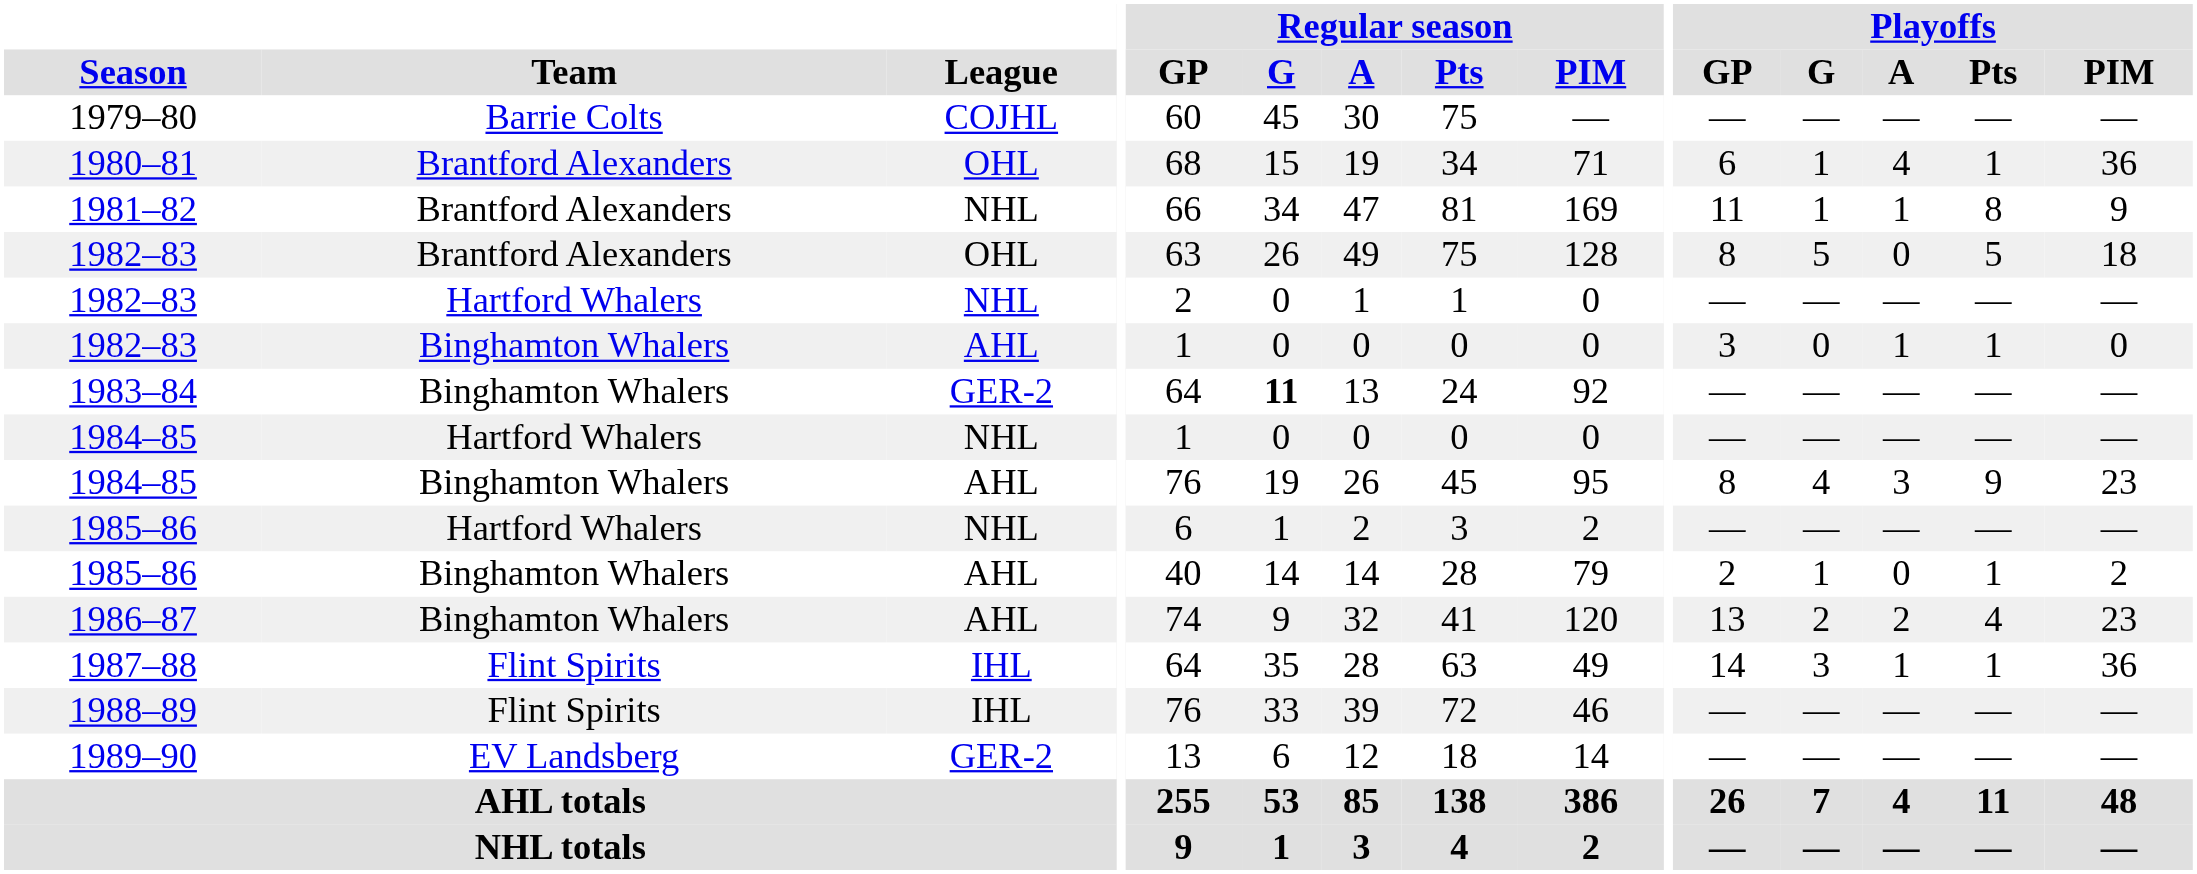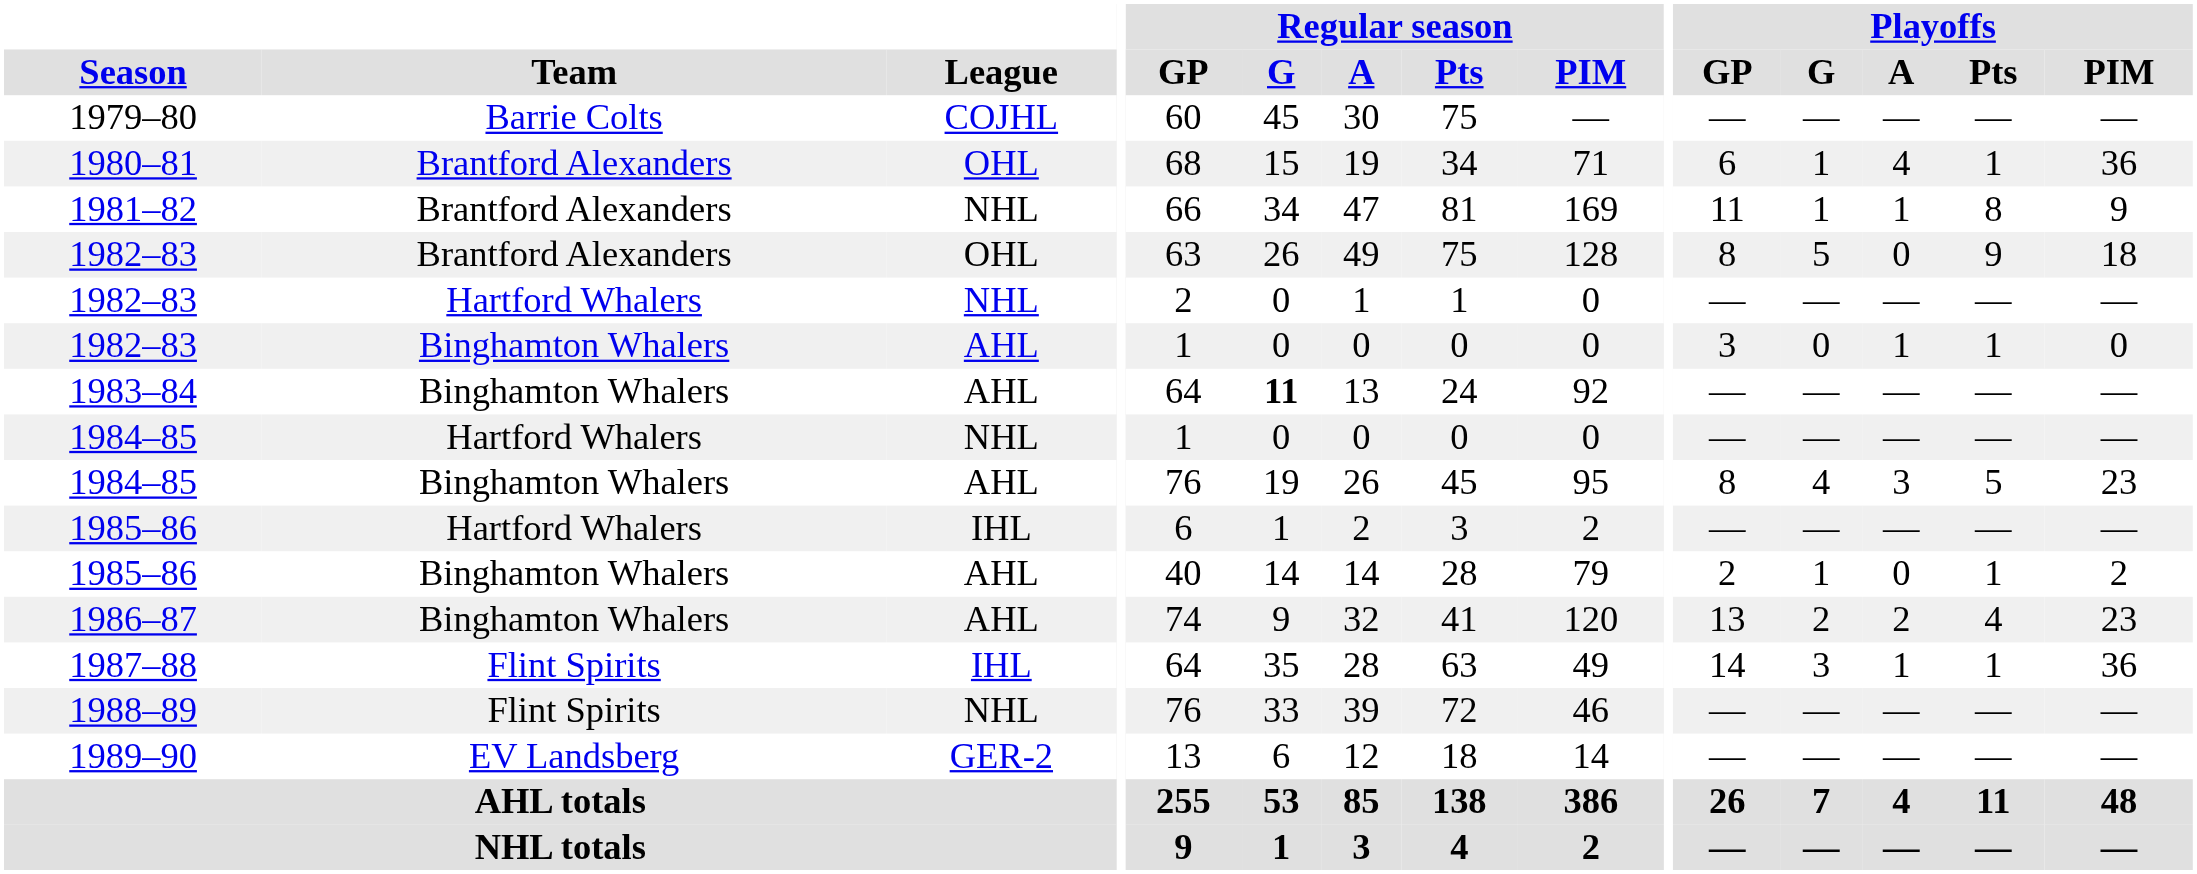(1993, 254) 5 -> (1993, 254) 9
(1001, 390) GER-2 -> (1001, 390) AHL
(1993, 482) 9 -> (1993, 482) 5
(1001, 527) NHL -> (1001, 527) IHL
(1001, 710) IHL -> (1001, 710) NHL
